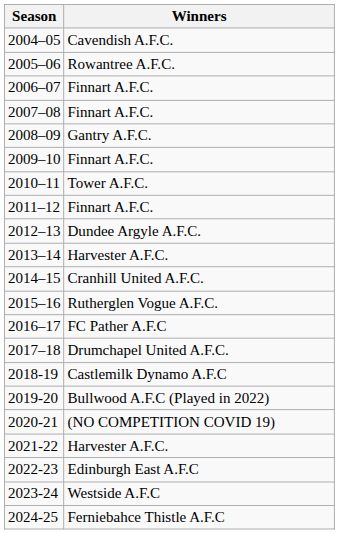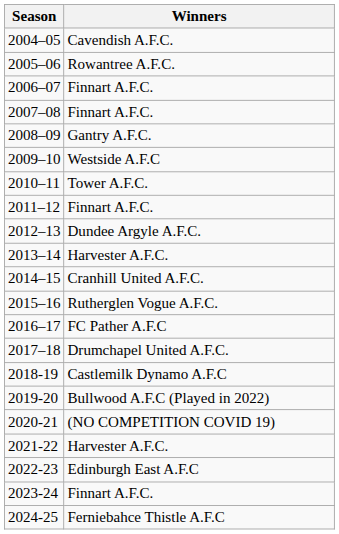(110, 159) Finnart A.F.C. -> (114, 159) Westside A.F.C
(114, 493) Westside A.F.C -> (110, 493) Finnart A.F.C.
